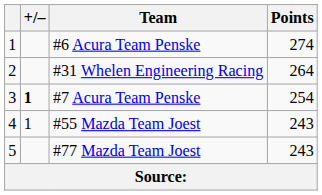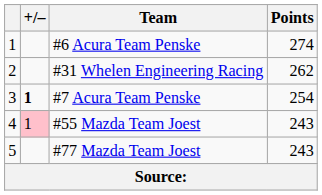(302, 71) 264 -> (302, 71) 262
(28, 124) no background -> (28, 124) pink background
